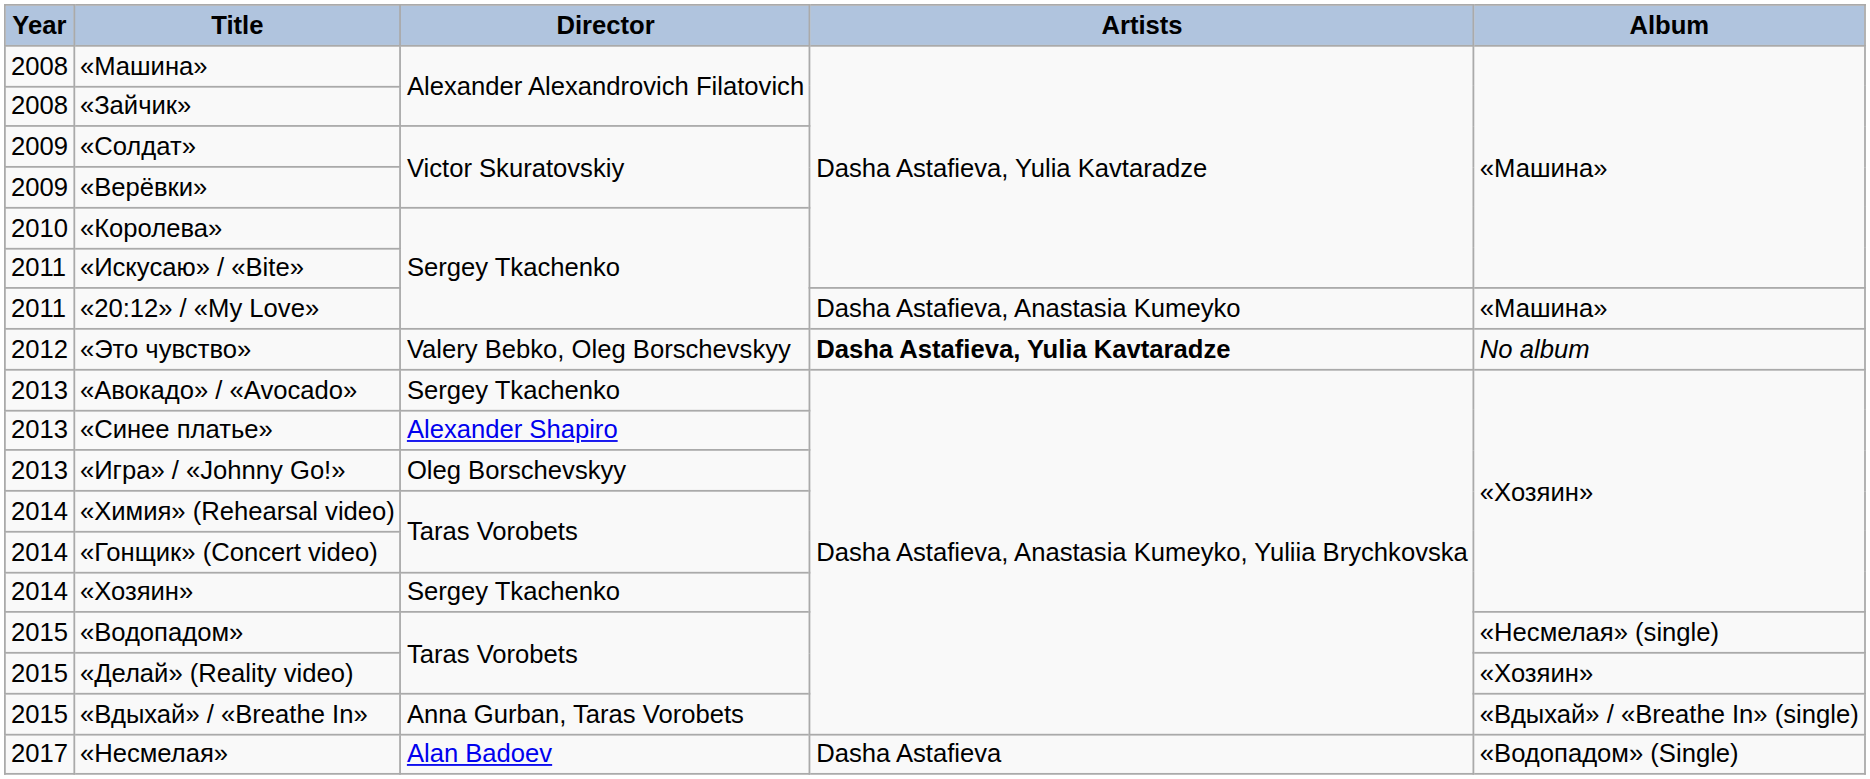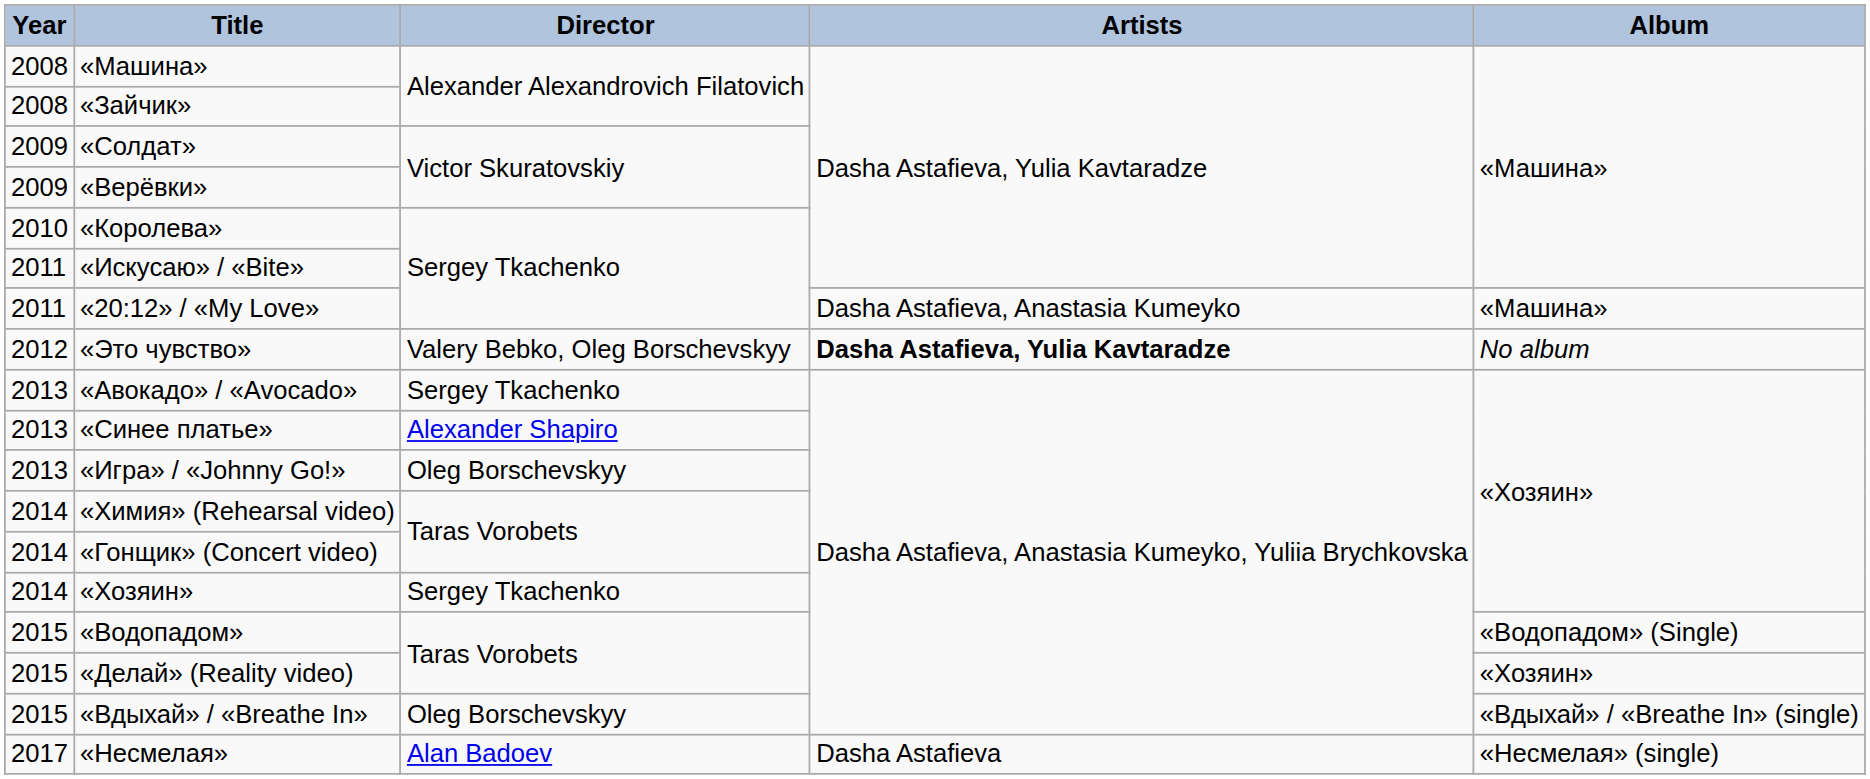(1599, 633) «Несмелая» (single) -> (1609, 633) «Водопадом» (Single)
(575, 714) Anna Gurban, Taras Vorobets -> (517, 714) Oleg Borschevskyy
(1609, 754) «Водопадом» (Single) -> (1599, 754) «Несмелая» (single)
